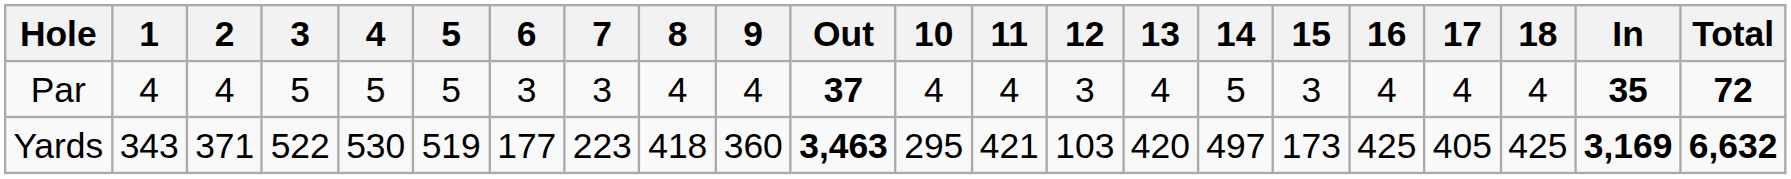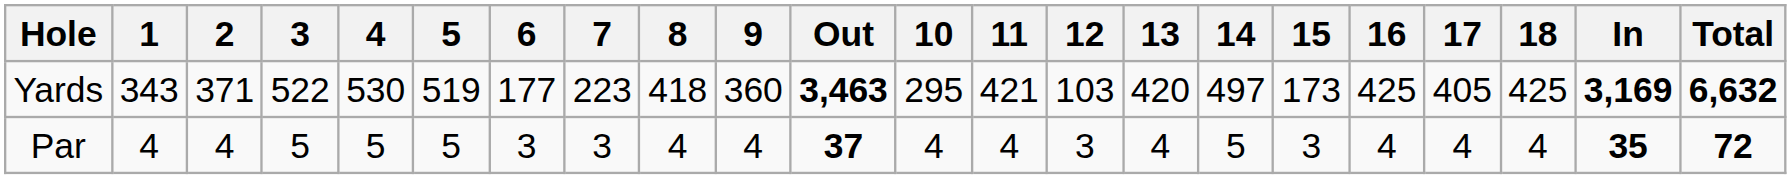rows swapped: (58, 146) <-> (58, 89)
